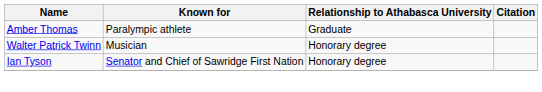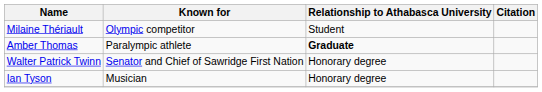+ row: (45, 29)
(330, 29) normal -> (331, 45) bold
(126, 45) Musician -> (205, 62) Senator and Chief of Sawridge First Nation
(205, 62) Senator and Chief of Sawridge First Nation -> (126, 78) Musician
